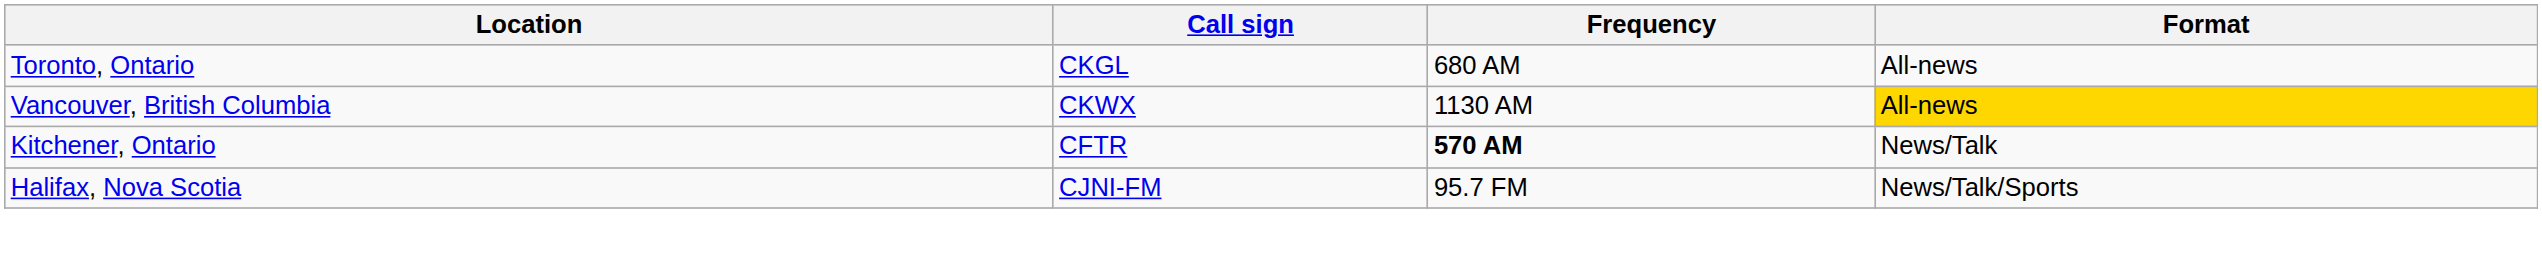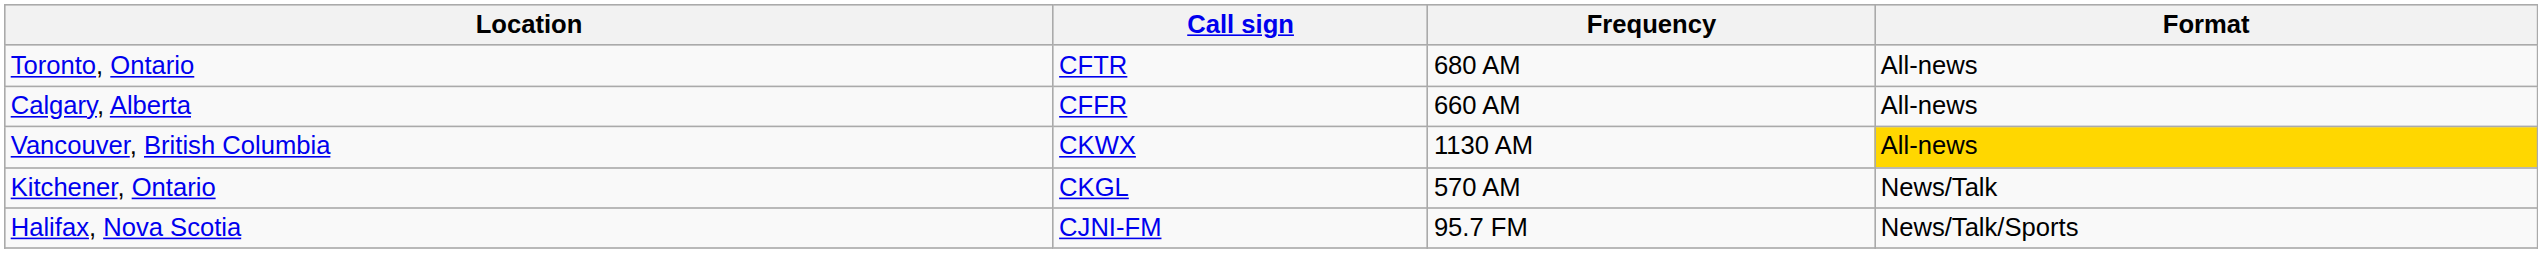(1094, 65) CKGL -> (1093, 65) CFTR
+ row: (101, 106)
(1093, 146) CFTR -> (1094, 187) CKGL
(1478, 146) bold -> (1477, 187) normal
